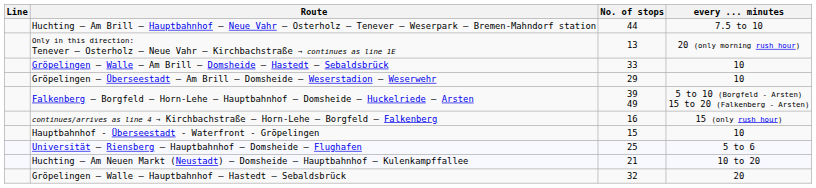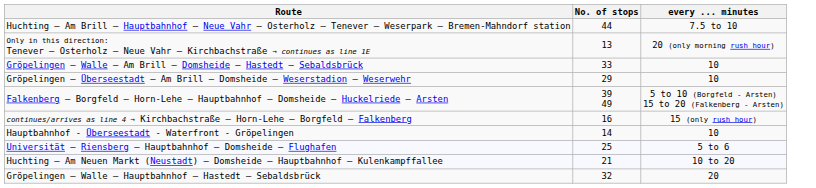- column: (17, 12)
(632, 133) 15 -> (607, 133) 14
